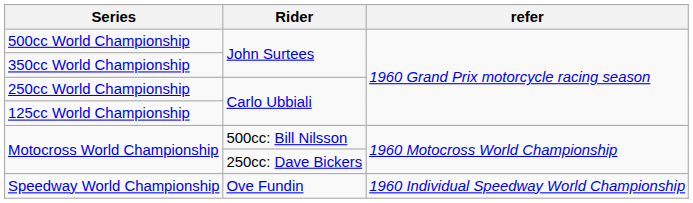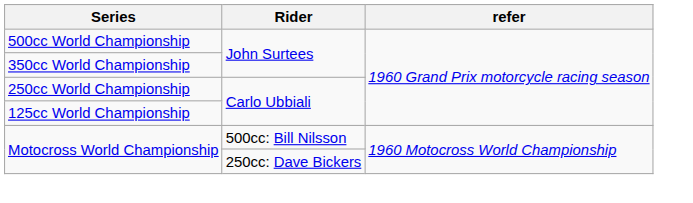- row: (114, 186)
